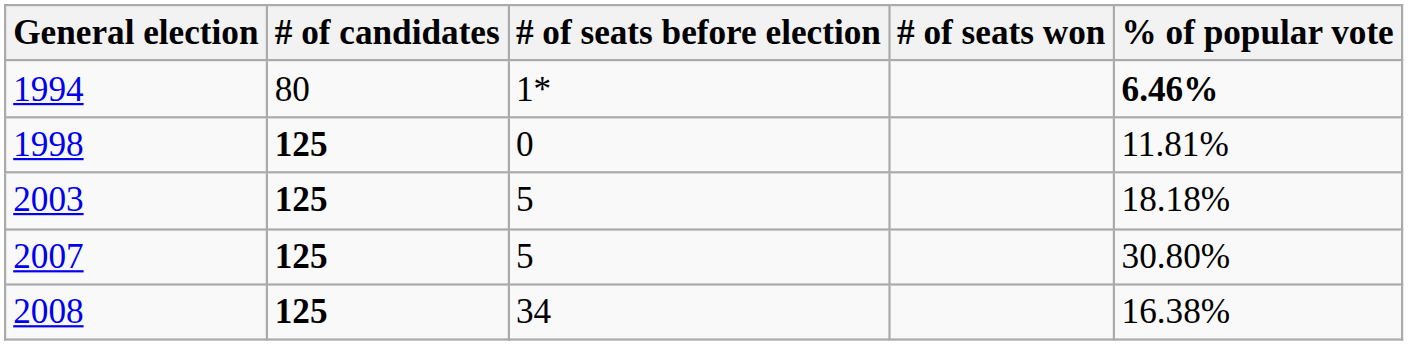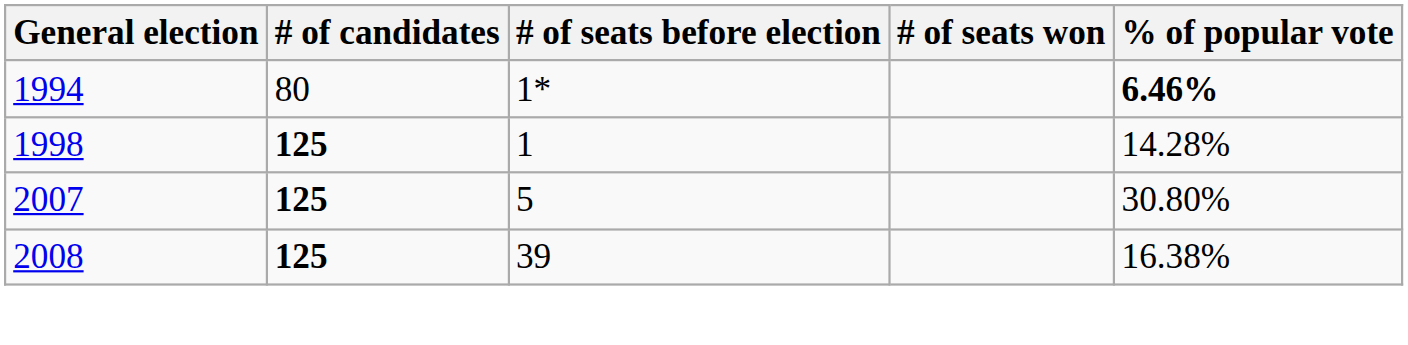(525, 144) 0 -> (525, 144) 1
(1175, 144) 11.81% -> (1176, 144) 14.28%
- row: (48, 199)
(534, 311) 34 -> (534, 255) 39
